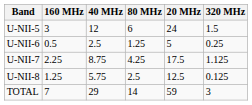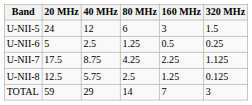columns swapped: (184, 12) <-> (64, 12)
